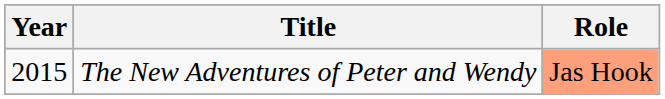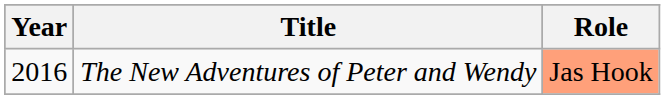(39, 71) 2015 -> (39, 71) 2016
